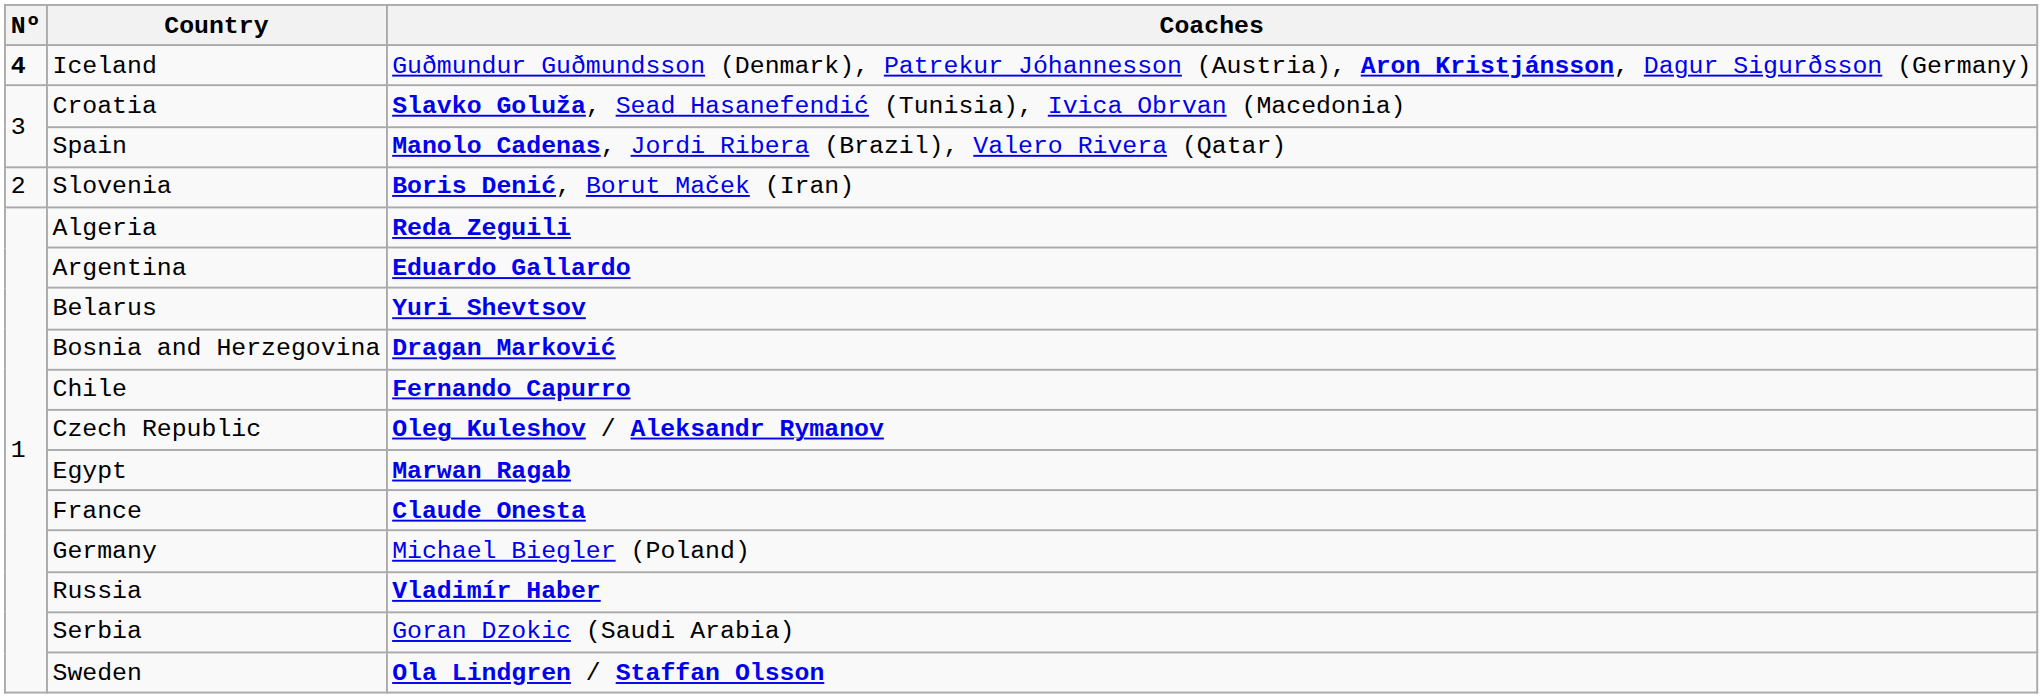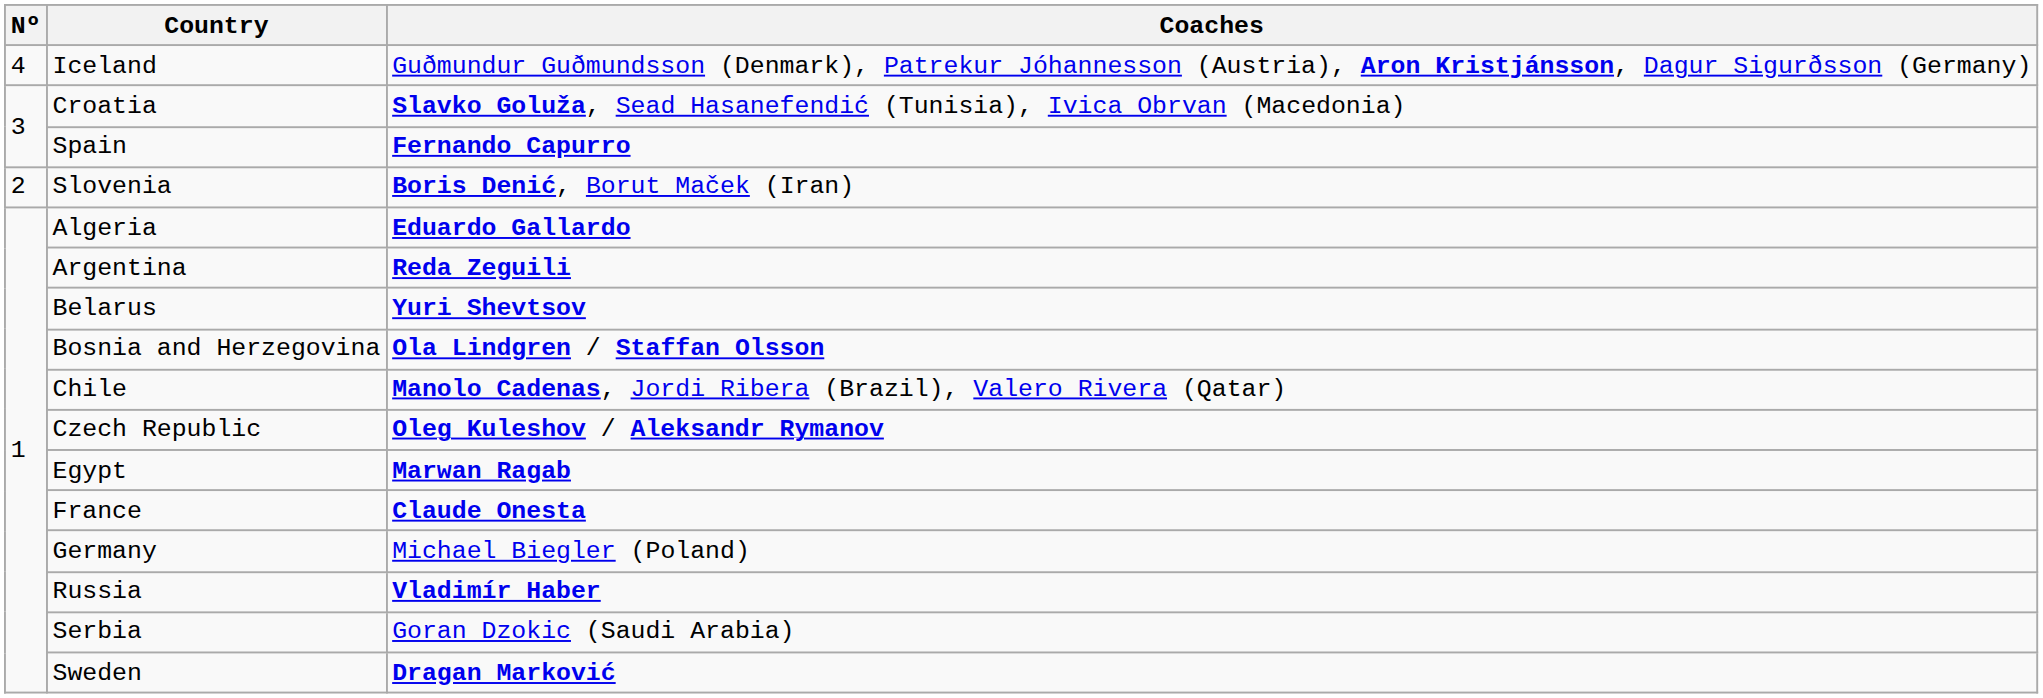(18, 66) bold -> (18, 66) normal
(839, 147) Manolo Cadenas, Jordi Ribera (Brazil), Valero Rivera (Qatar) -> (511, 147) Fernando Capurro
(482, 228) Reda Zeguili -> (511, 228) Eduardo Gallardo
(511, 268) Eduardo Gallardo -> (482, 268) Reda Zeguili
(504, 349) Dragan Marković -> (608, 349) Ola Lindgren / Staffan Olsson
(511, 389) Fernando Capurro -> (839, 389) Manolo Cadenas, Jordi Ribera (Brazil), Valero Rivera (Qatar)
(608, 673) Ola Lindgren / Staffan Olsson -> (504, 673) Dragan Marković
